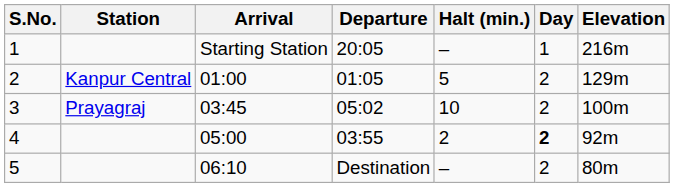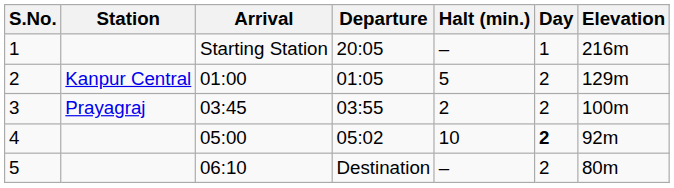(360, 108) 05:02 -> (360, 108) 03:55
(449, 108) 10 -> (444, 108) 2
(360, 138) 03:55 -> (360, 138) 05:02
(444, 138) 2 -> (449, 138) 10
